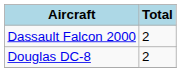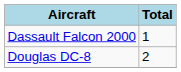(146, 36) 2 -> (146, 36) 1
